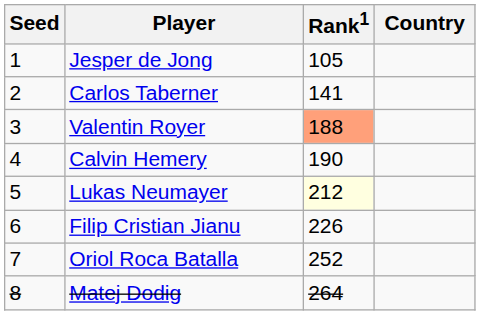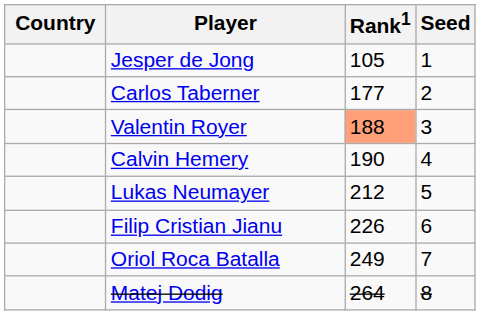columns swapped: (425, 23) <-> (35, 23)
(326, 93) 141 -> (367, 93) 177
(326, 192) lightyellow background -> (367, 192) no background
(326, 259) 252 -> (367, 259) 249
